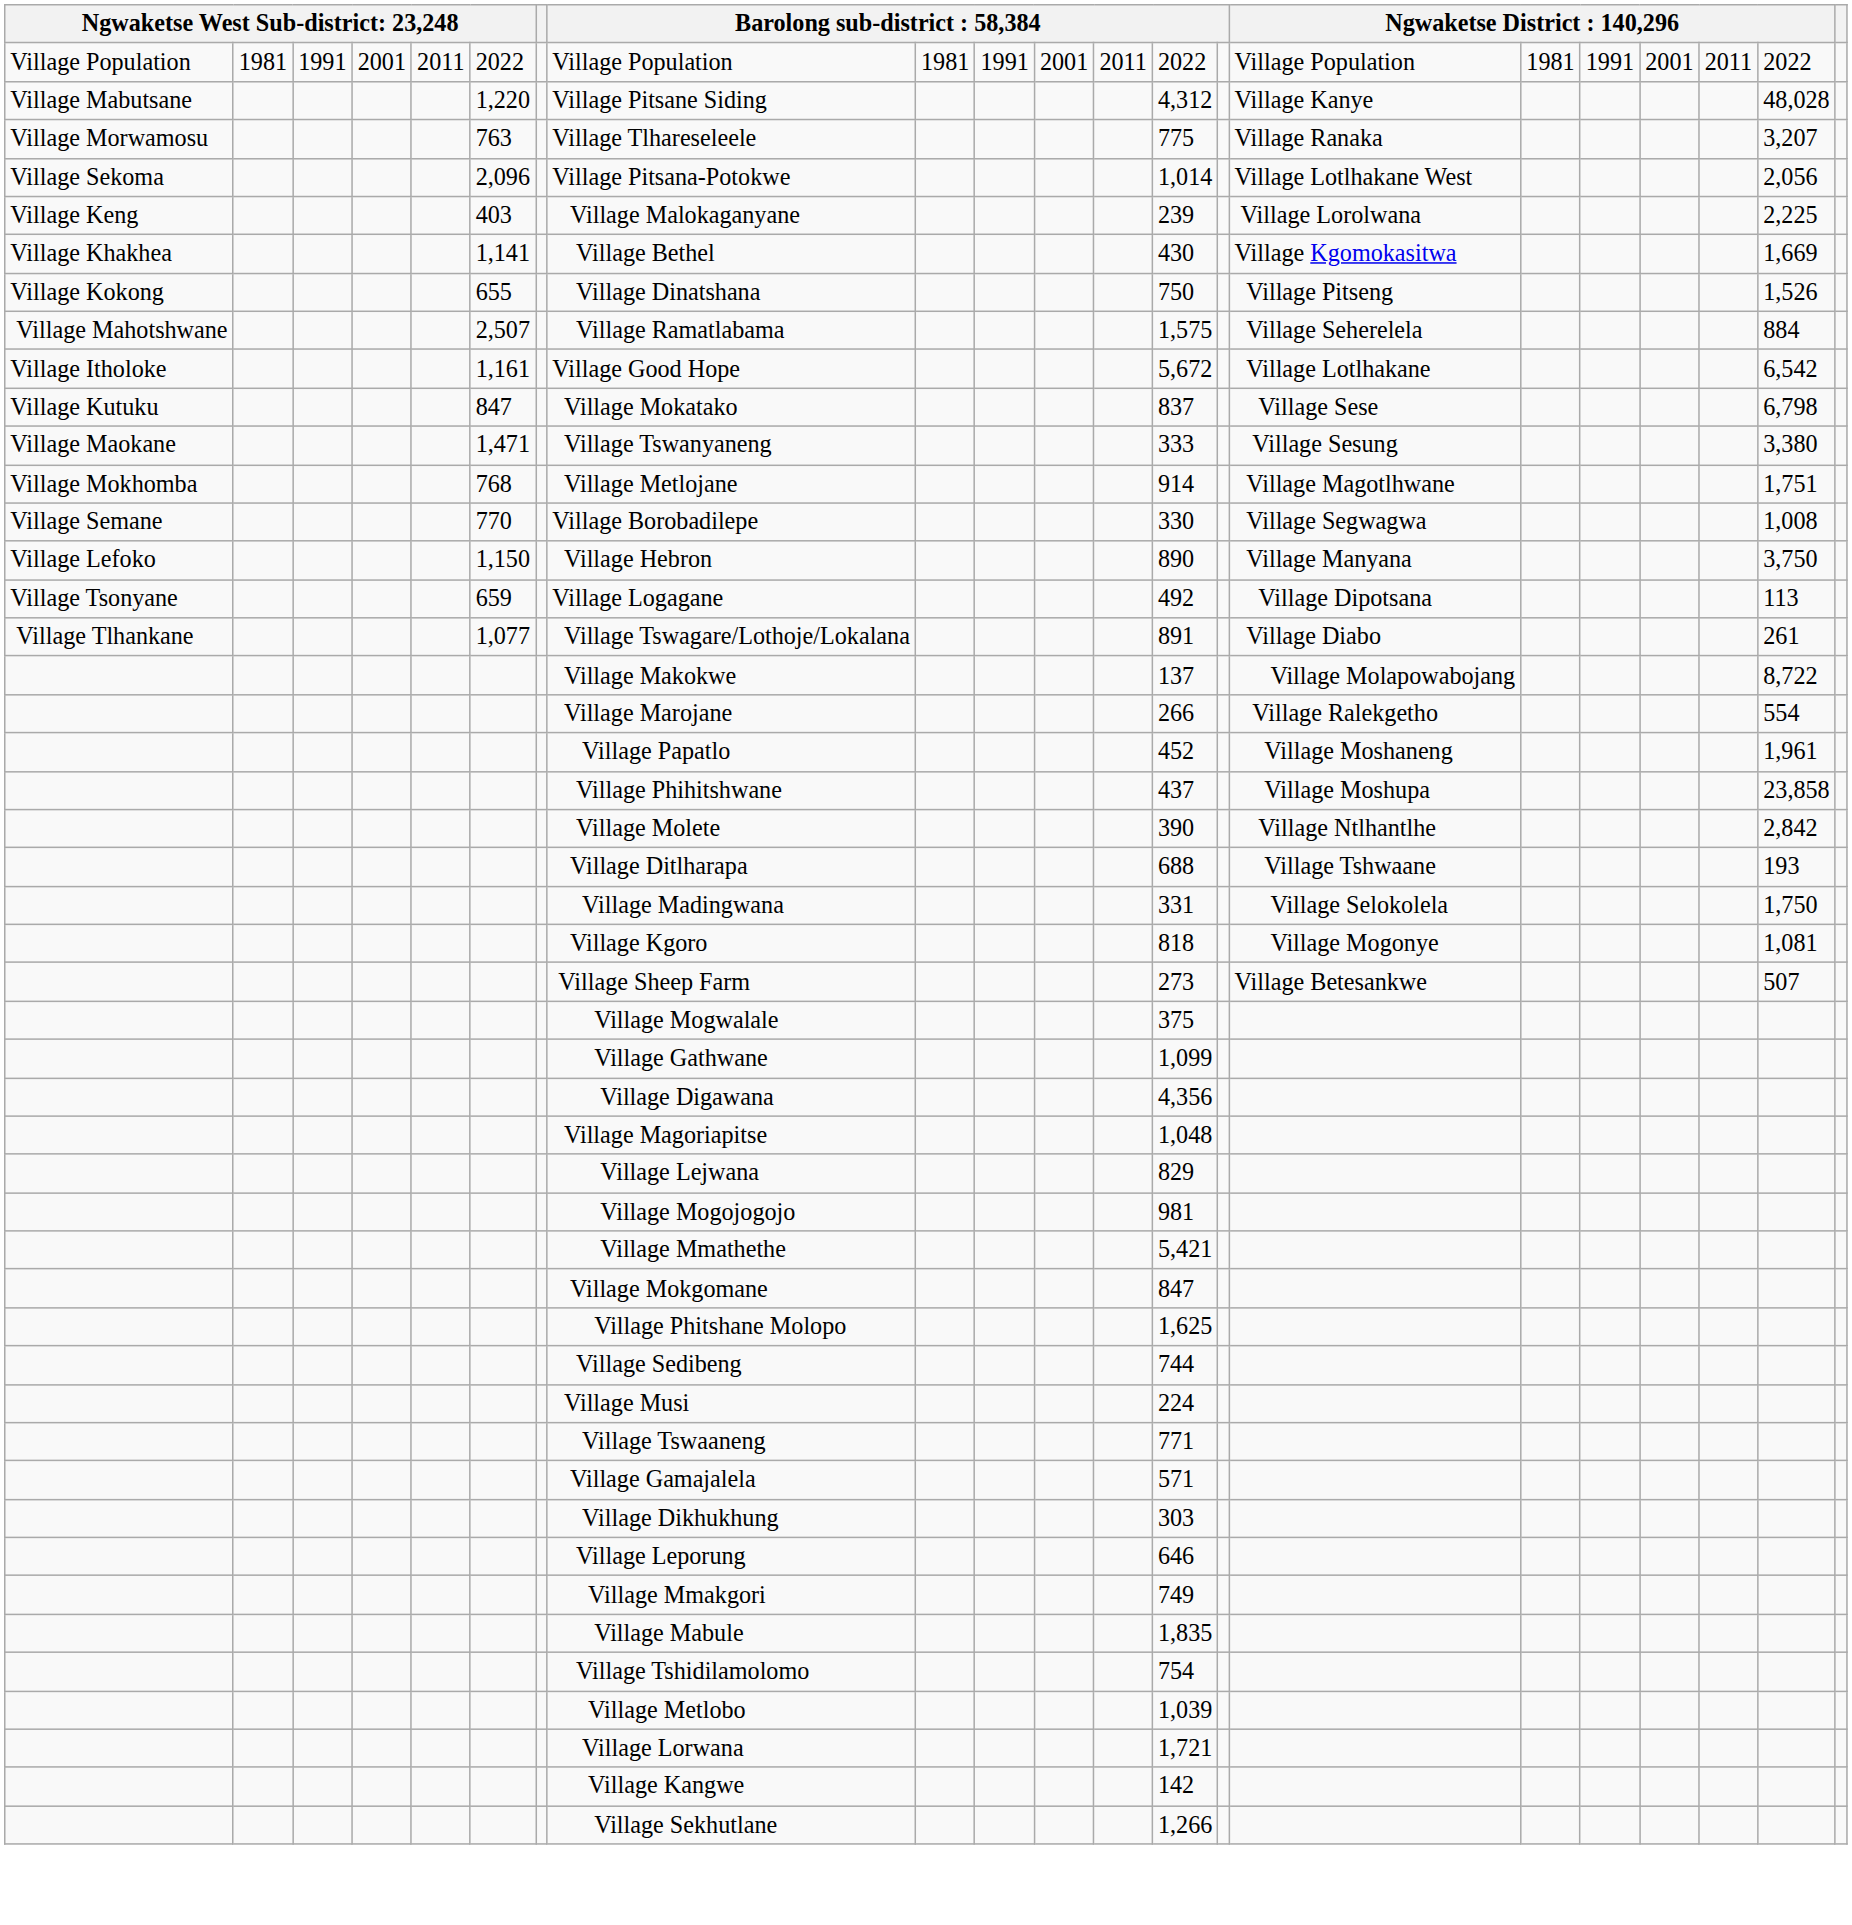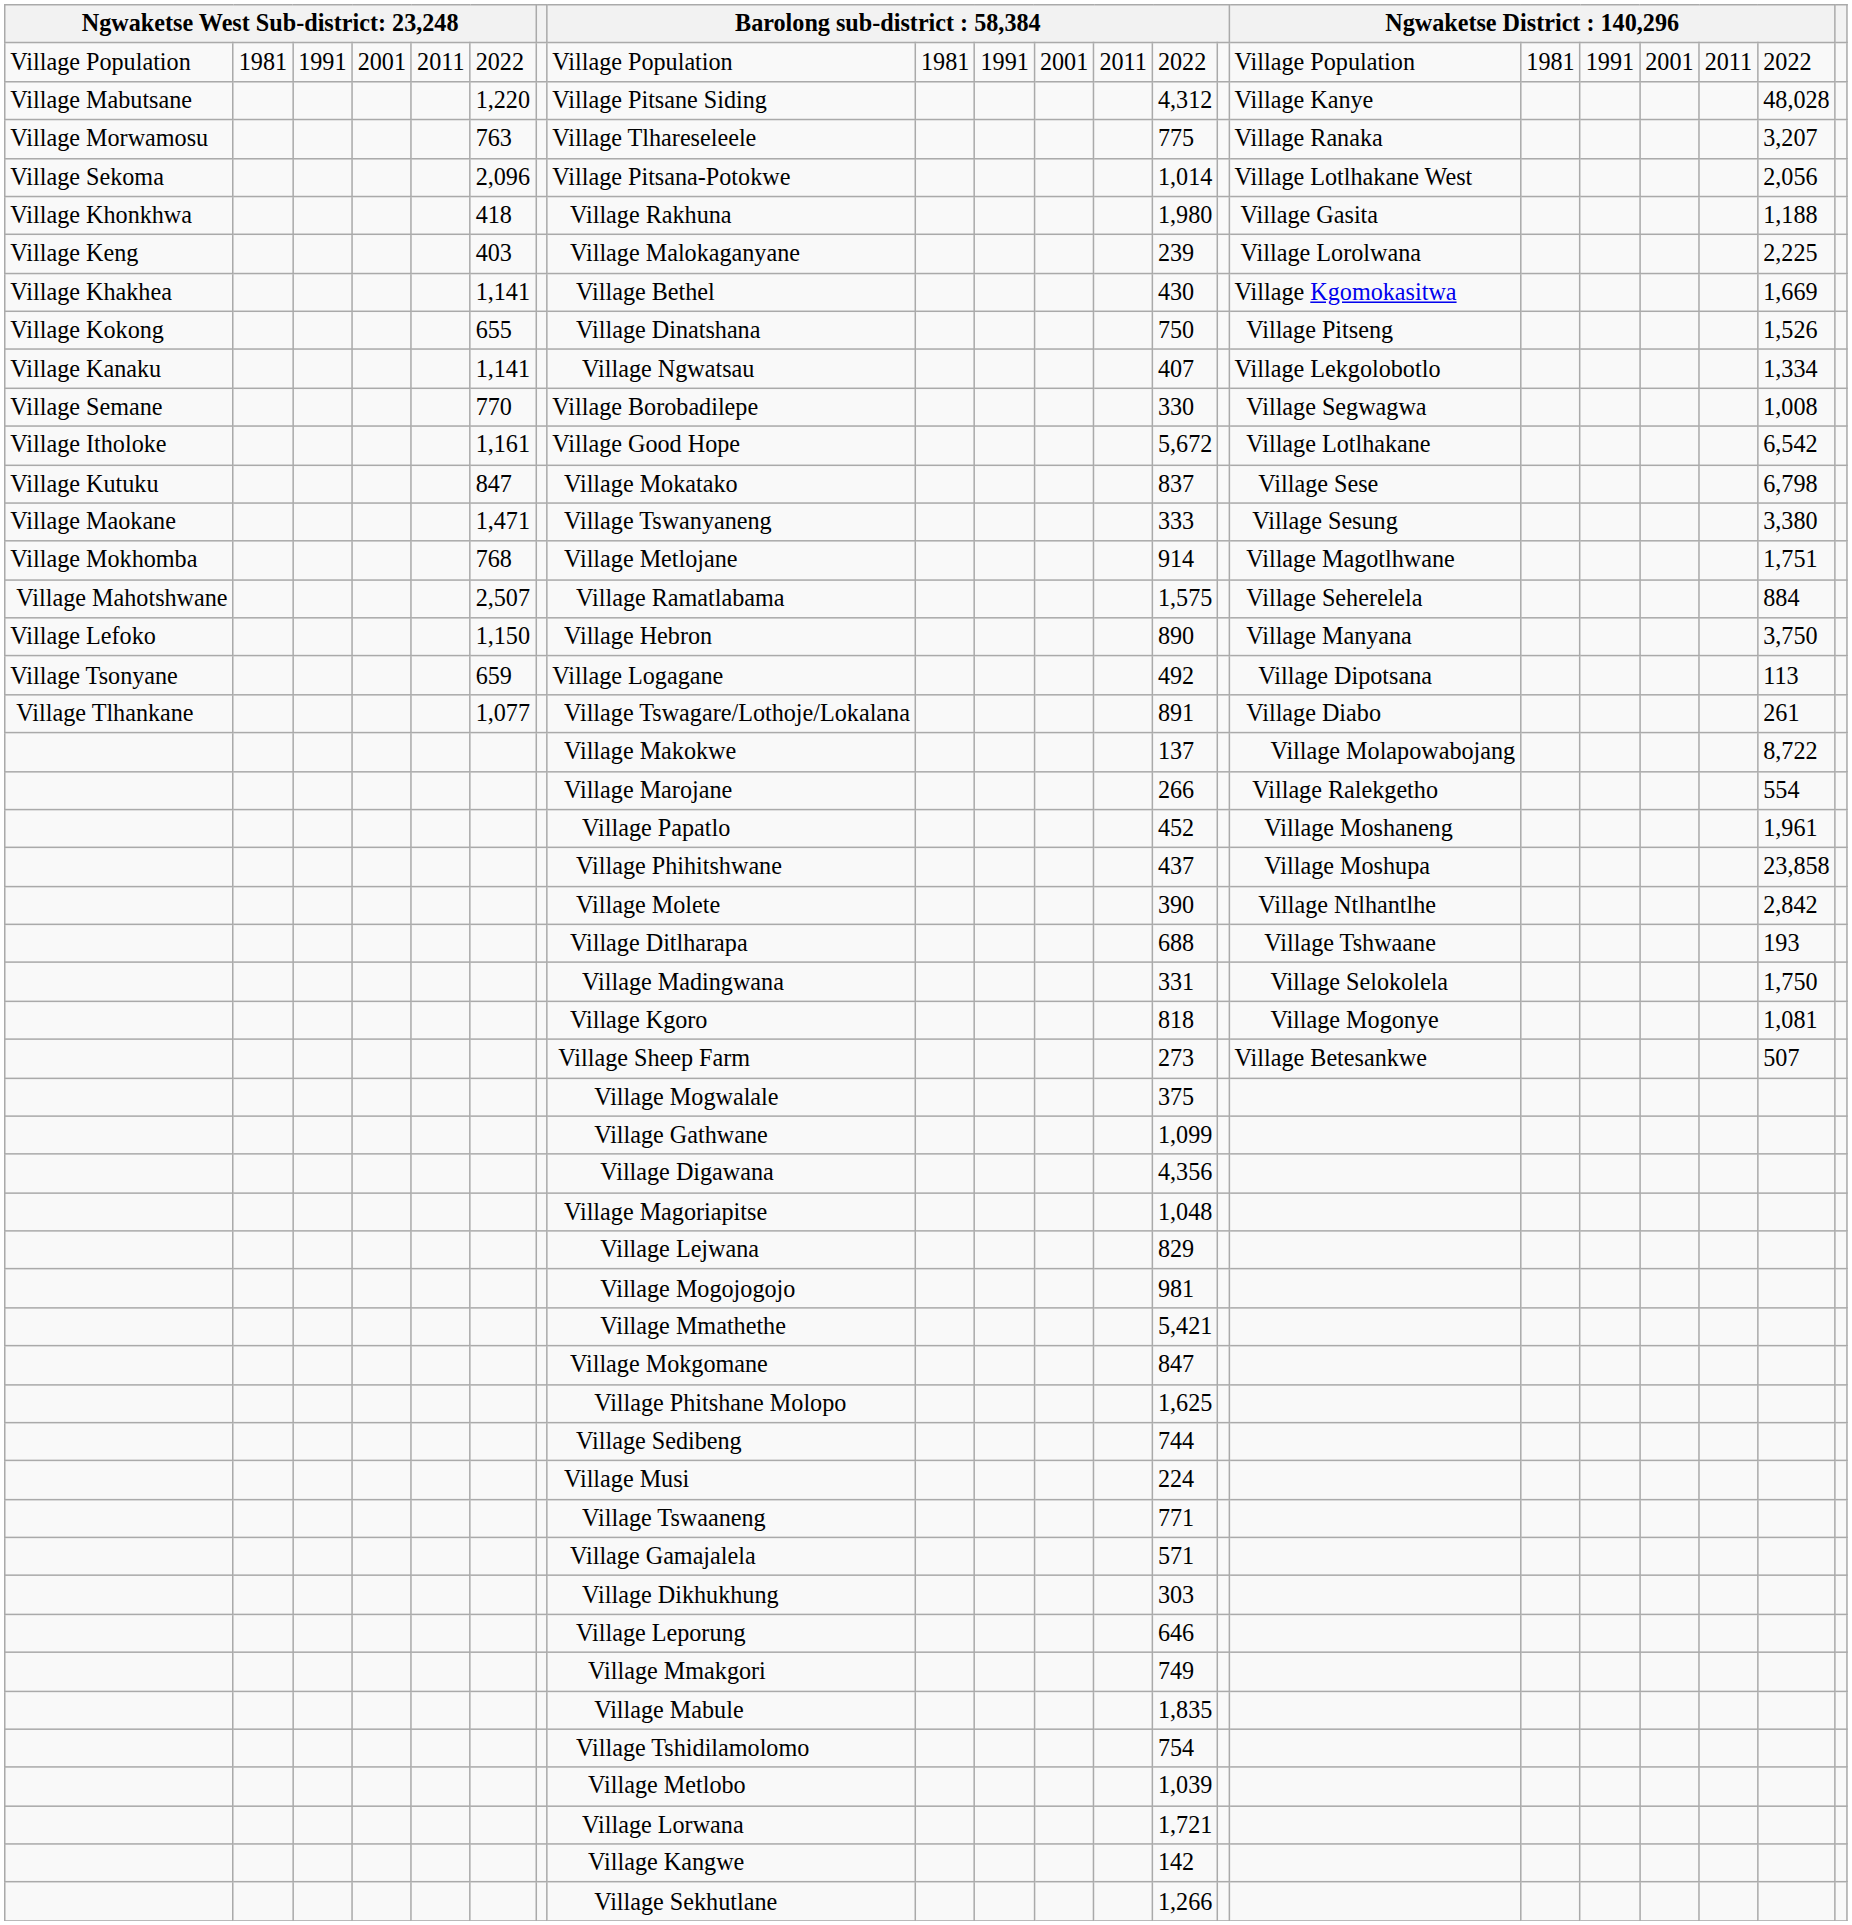+ row: (101, 215)
+ row: (86, 368)
rows swapped: (119, 330) <-> (86, 521)
